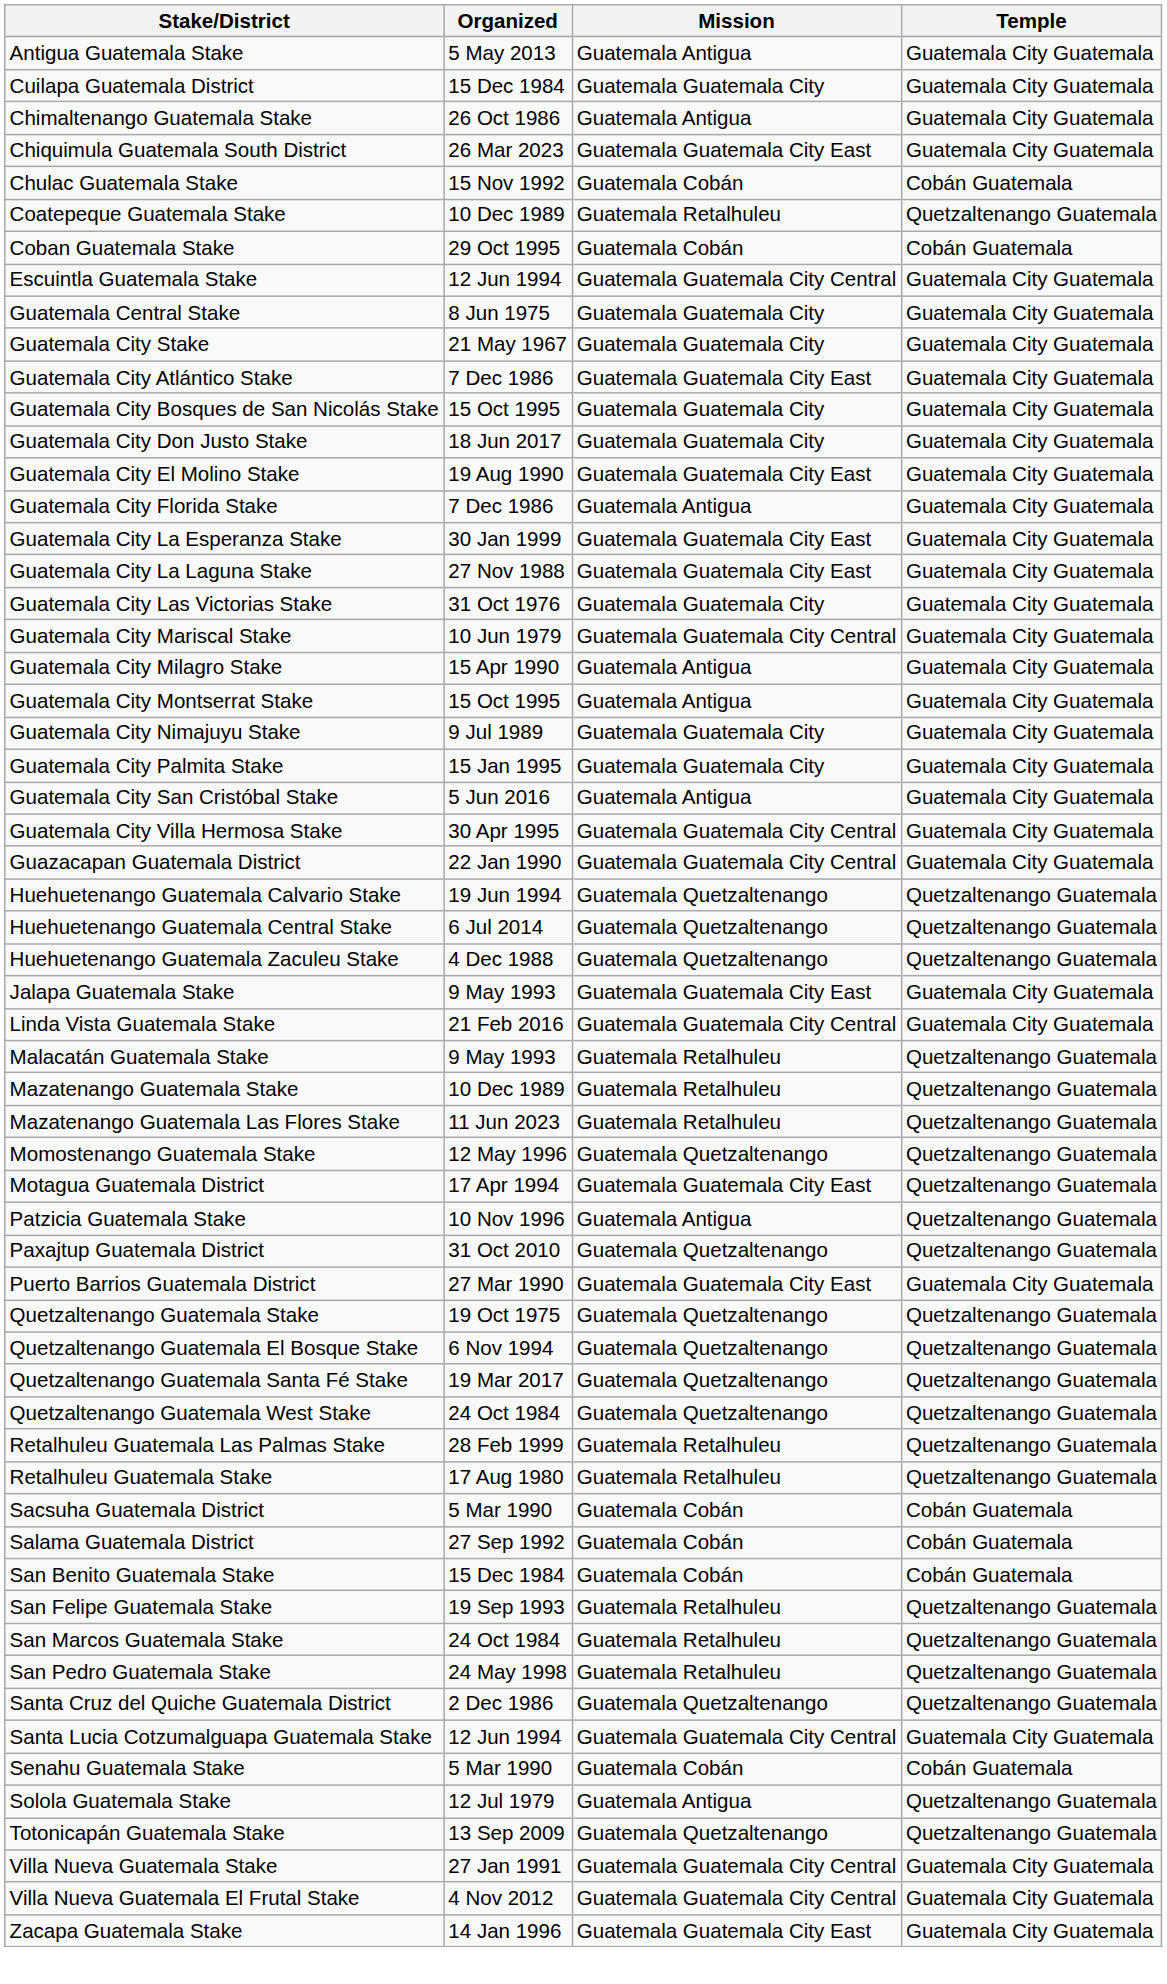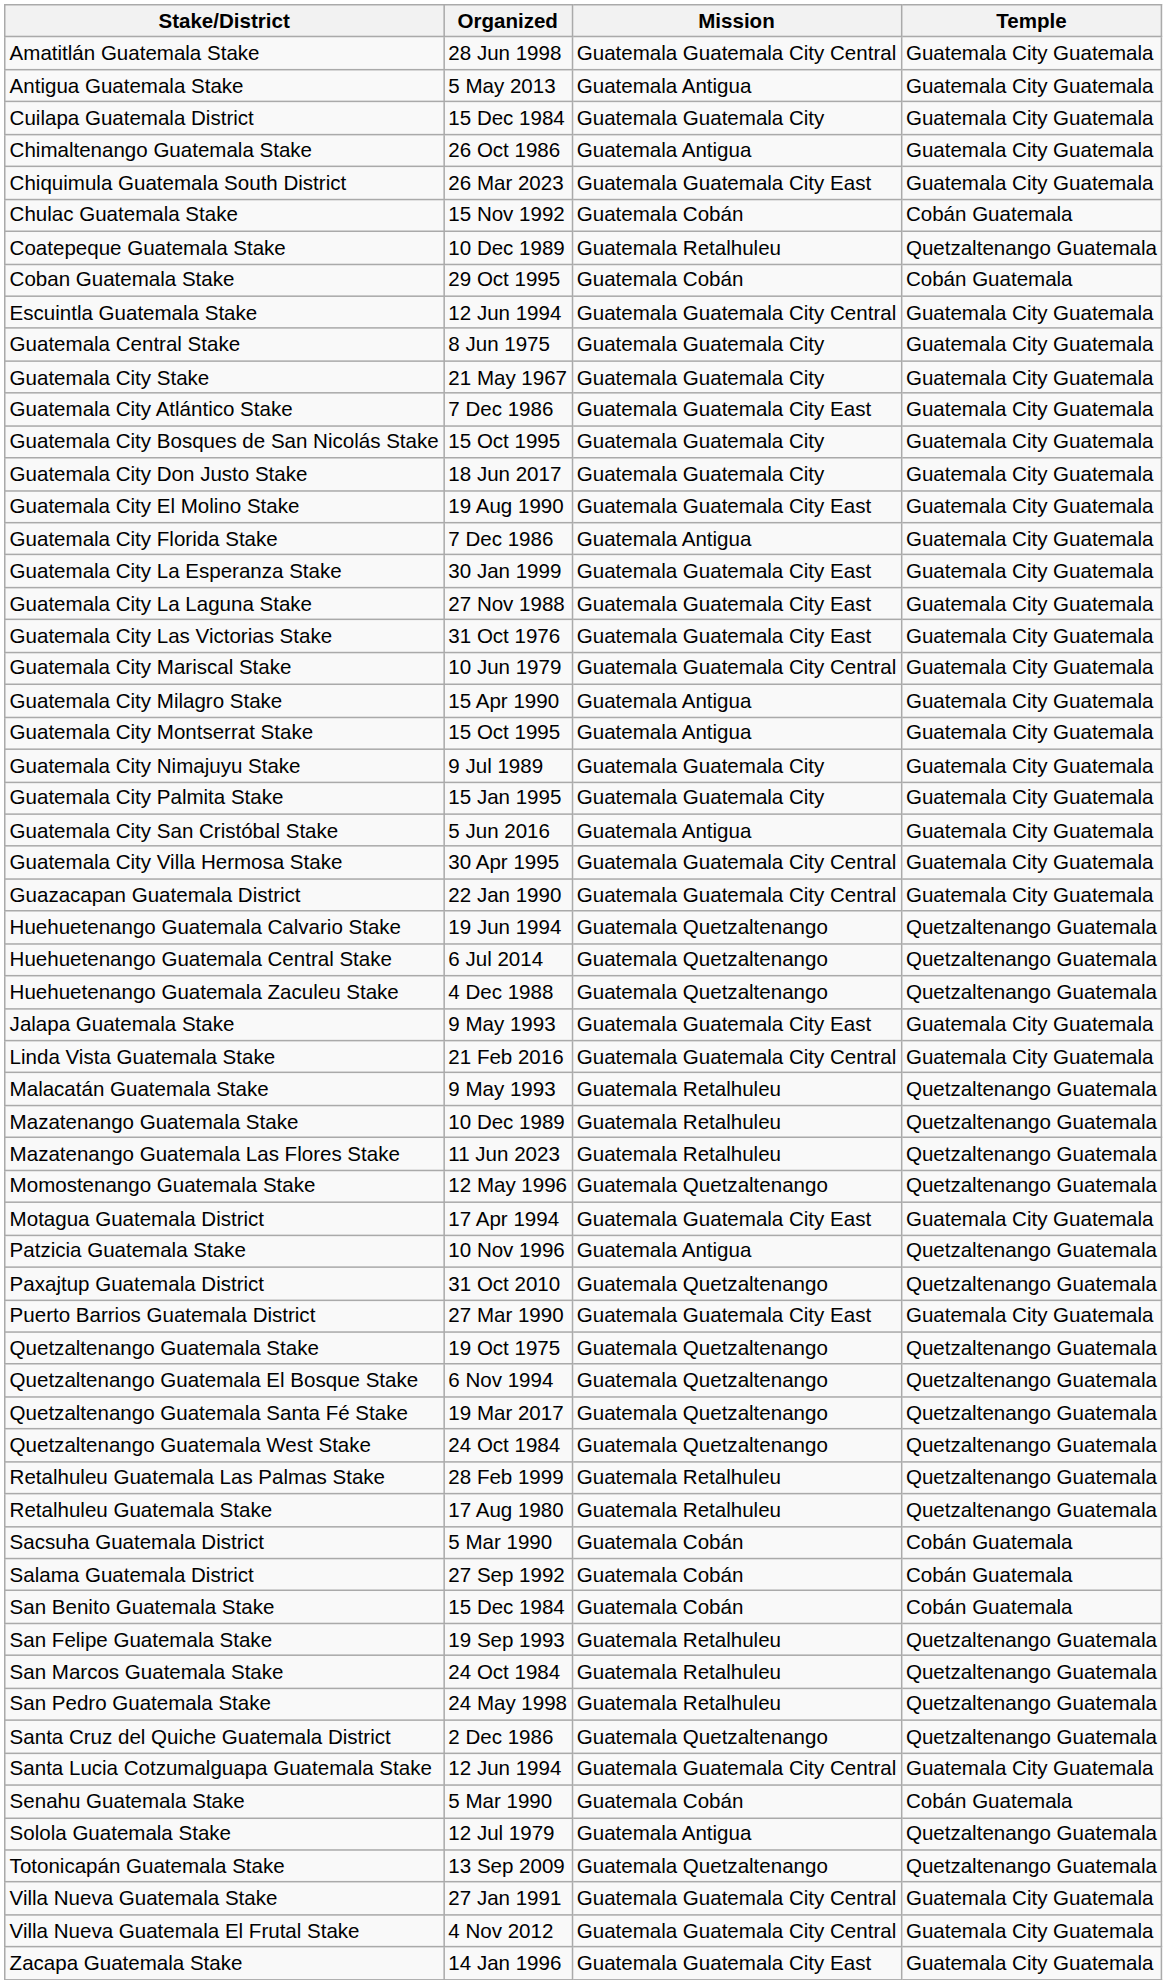+ row: (135, 53)
(701, 603) Guatemala Guatemala City -> (724, 636) Guatemala Guatemala City East
(1031, 1186) Quetzaltenango Guatemala -> (1030, 1218) Guatemala City Guatemala
